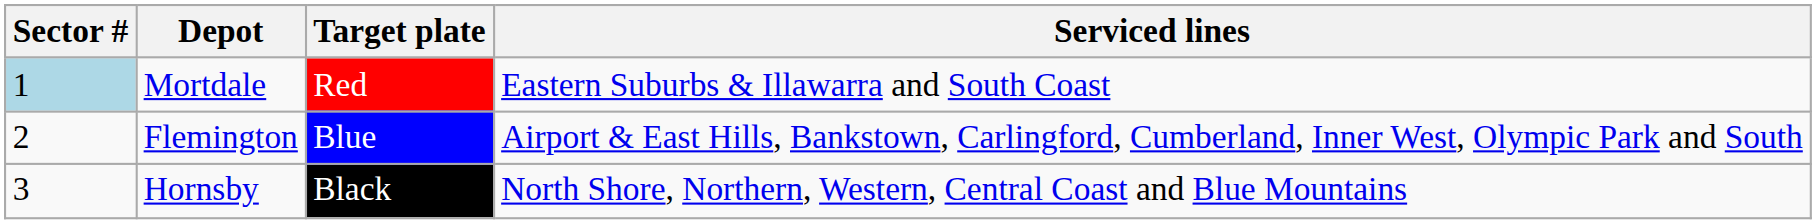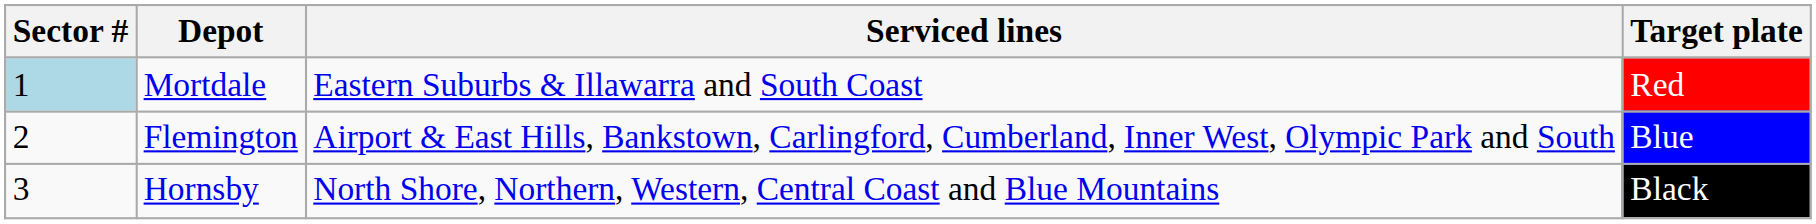columns swapped: (1152, 31) <-> (399, 31)
